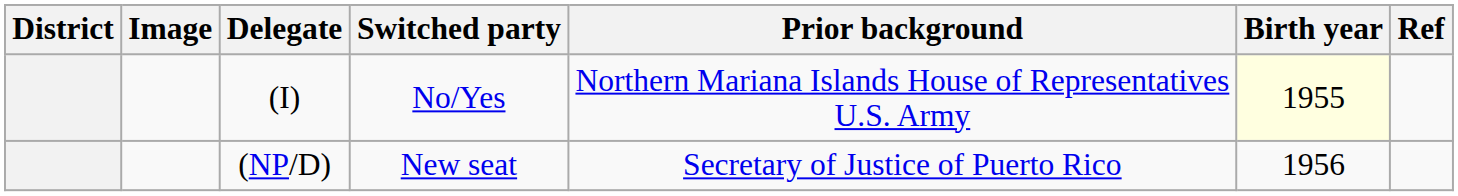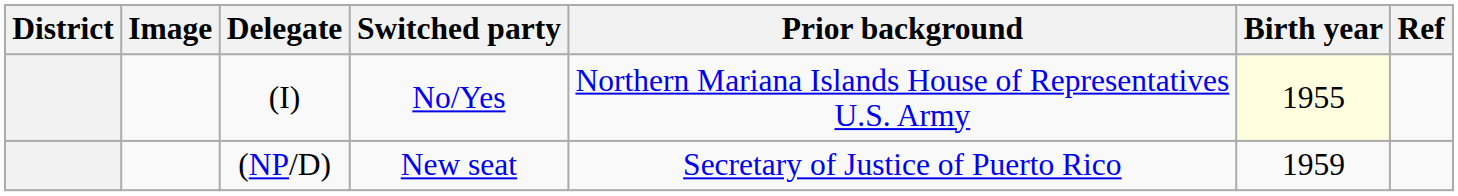(1313, 164) 1956 -> (1313, 164) 1959
